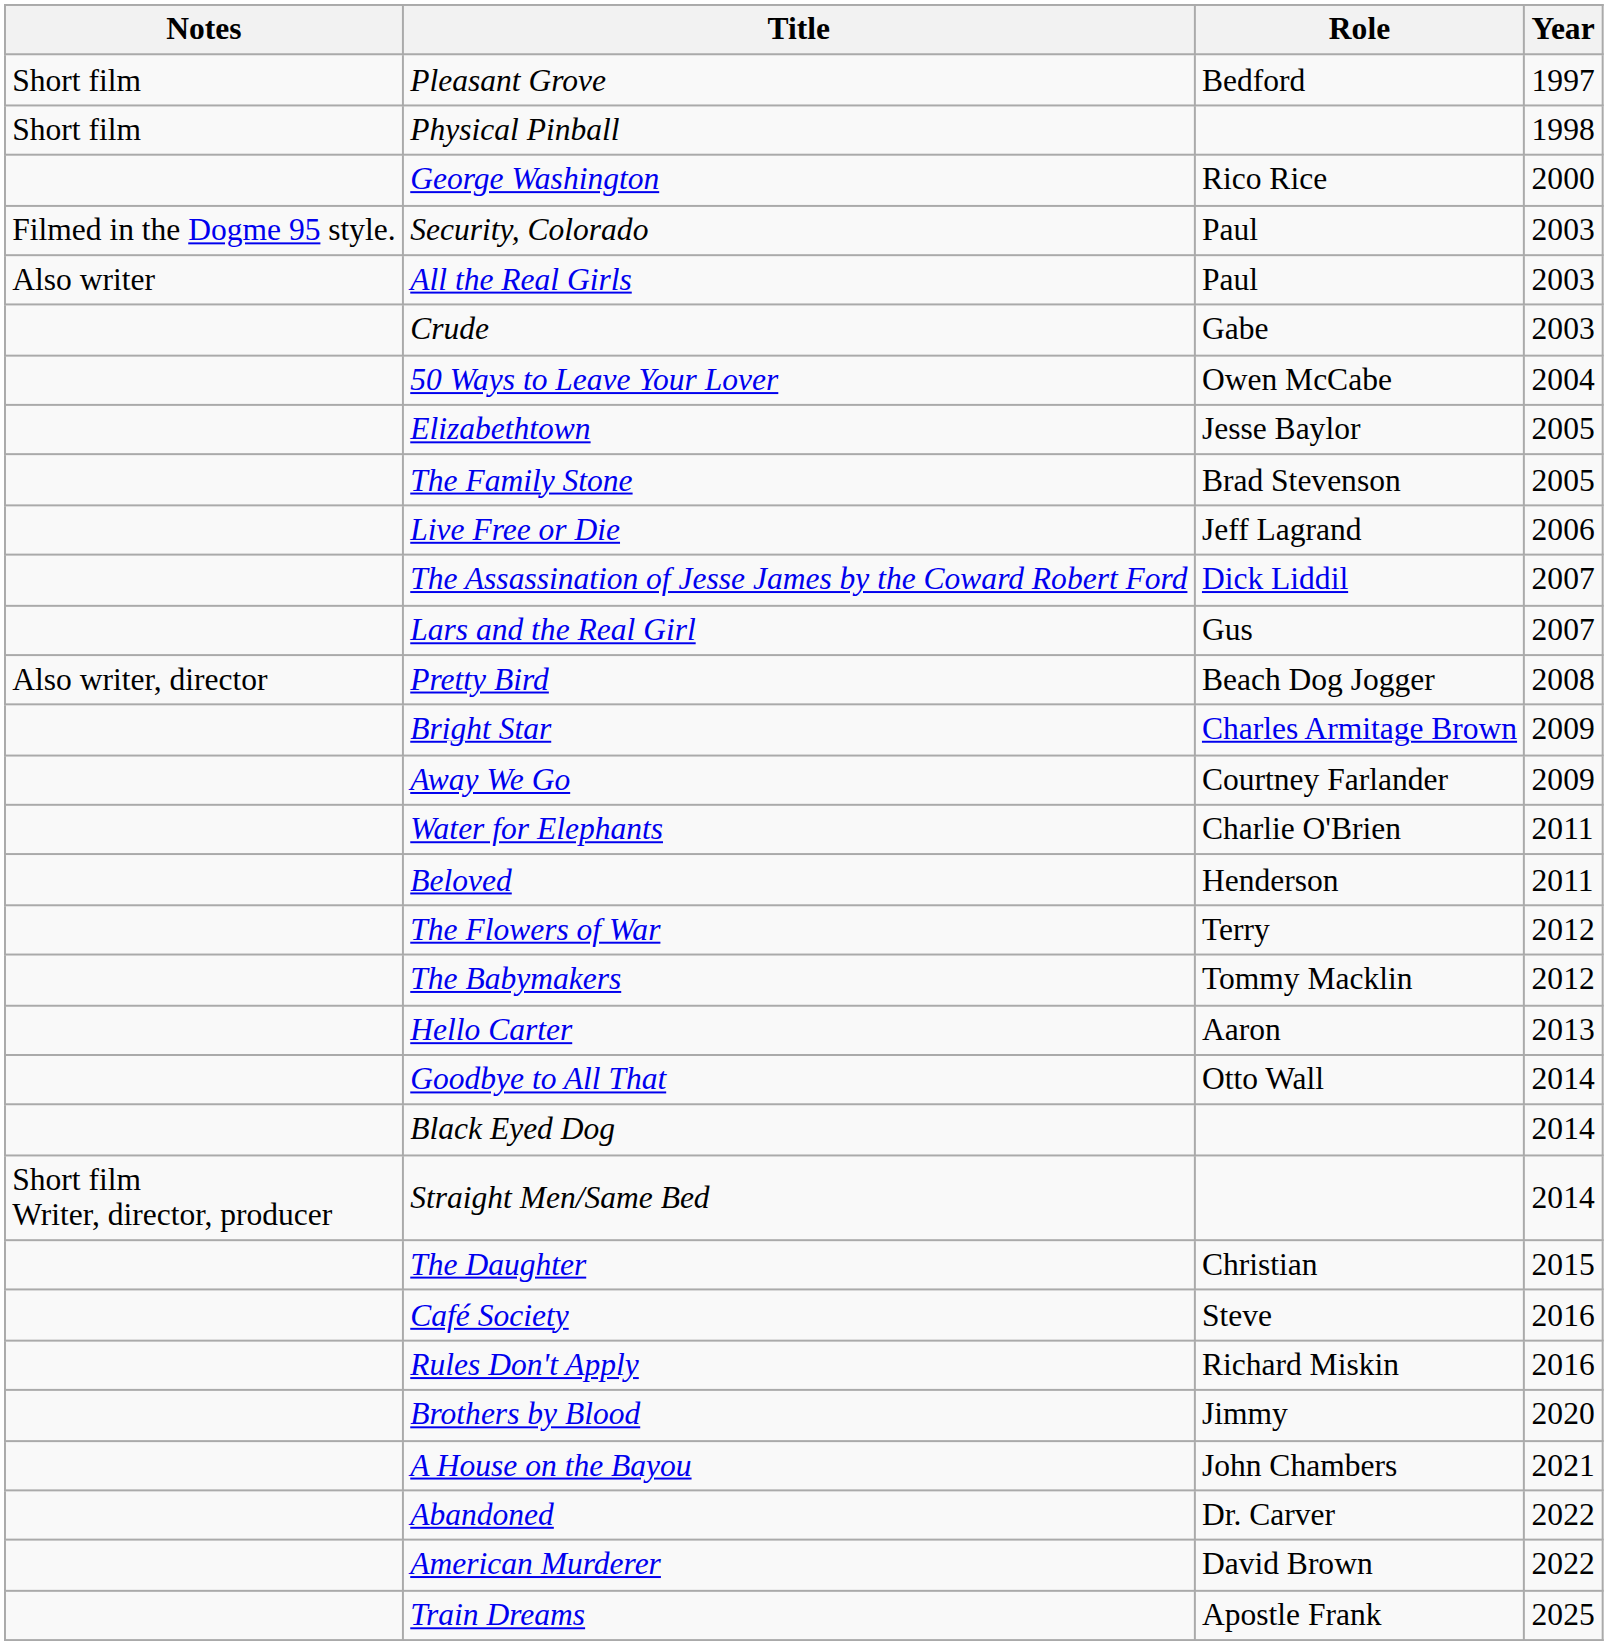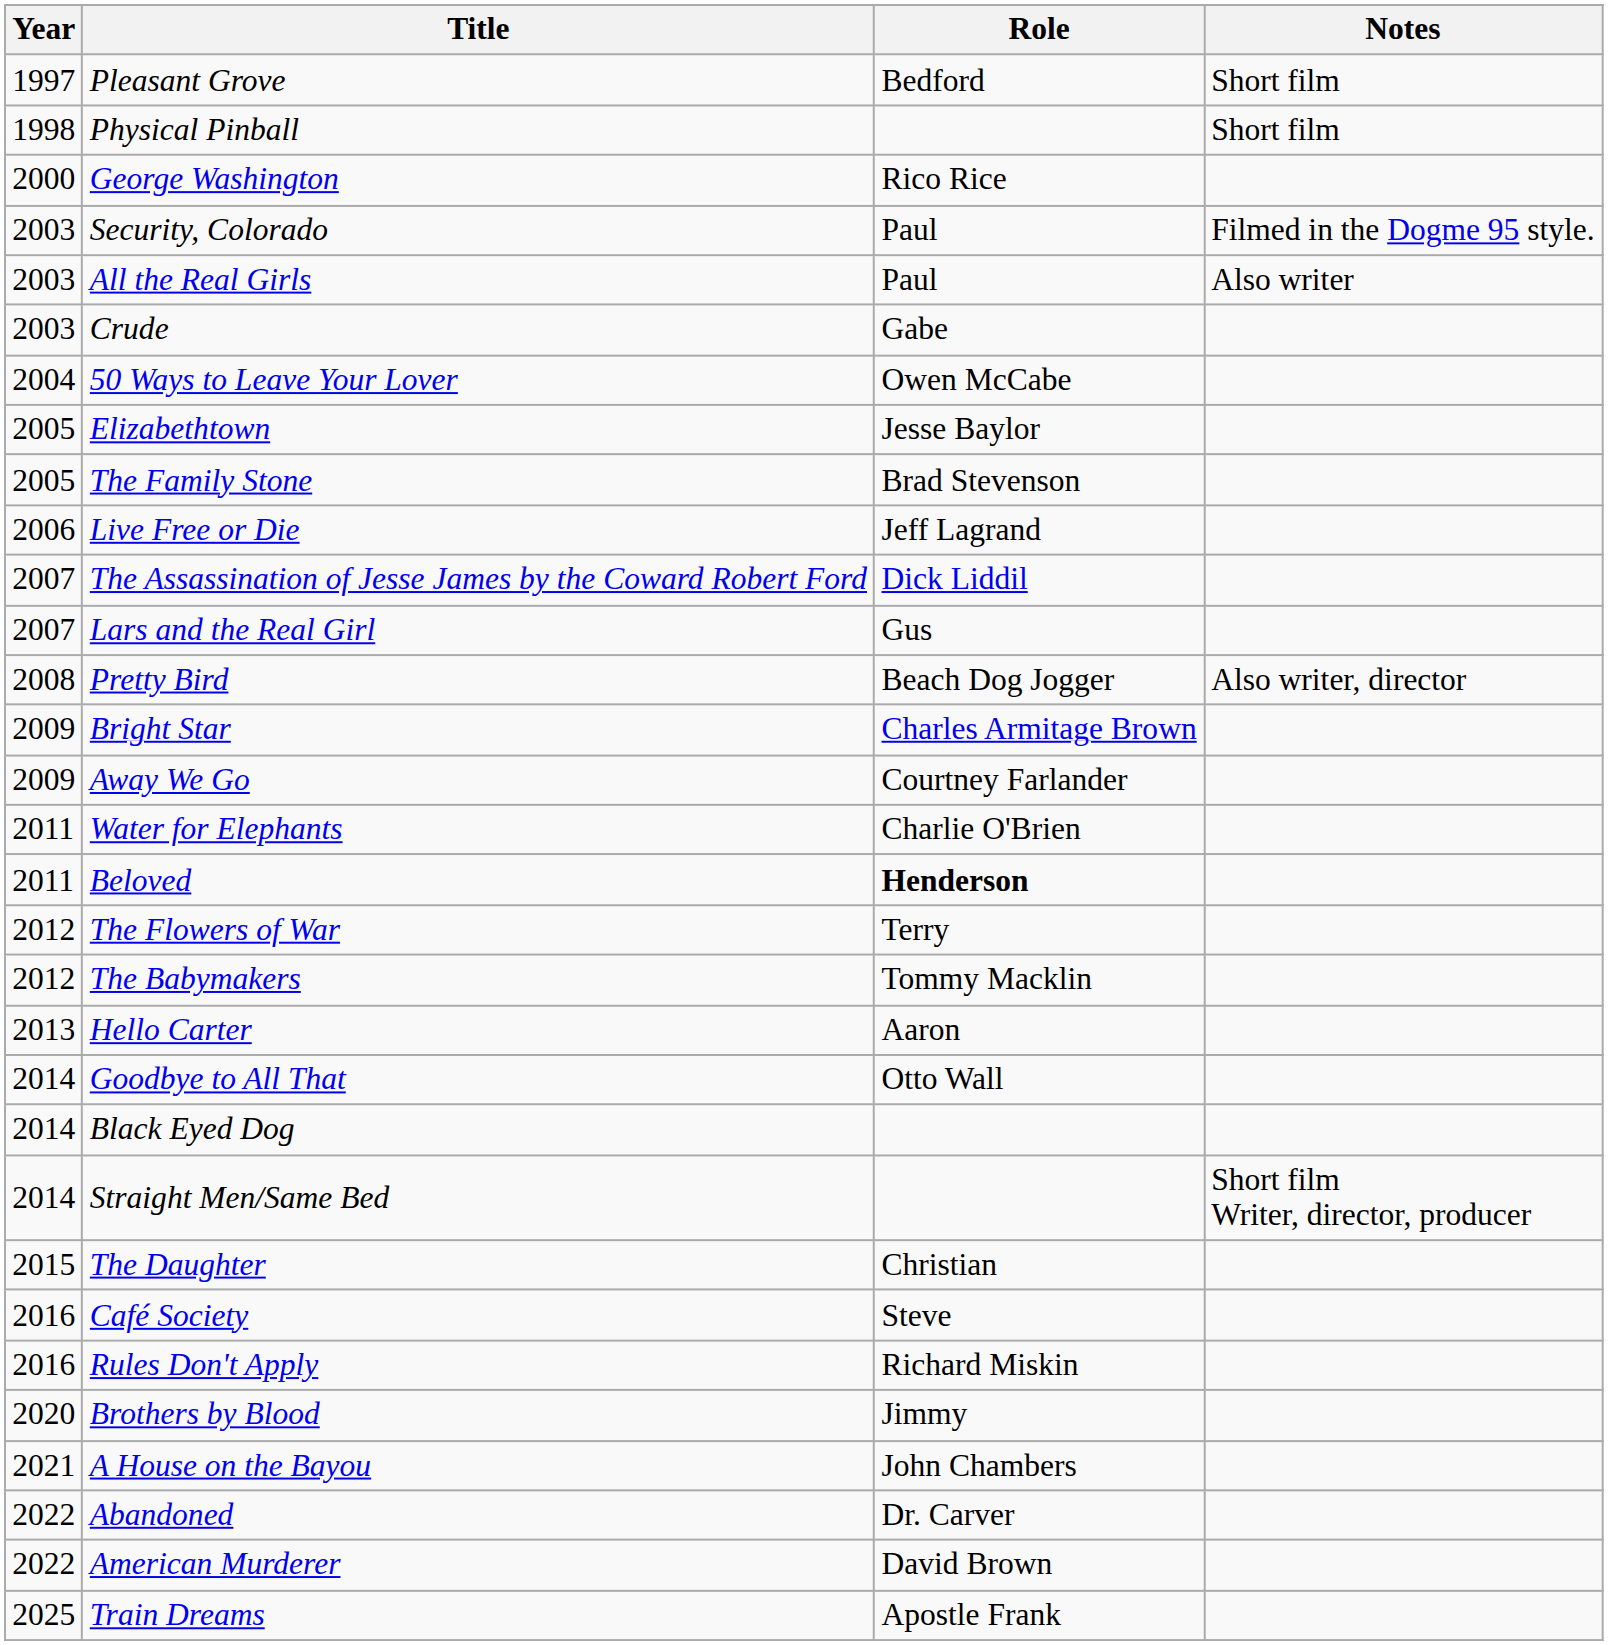columns swapped: (1563, 29) <-> (204, 29)
(1270, 879) normal -> (955, 879) bold
